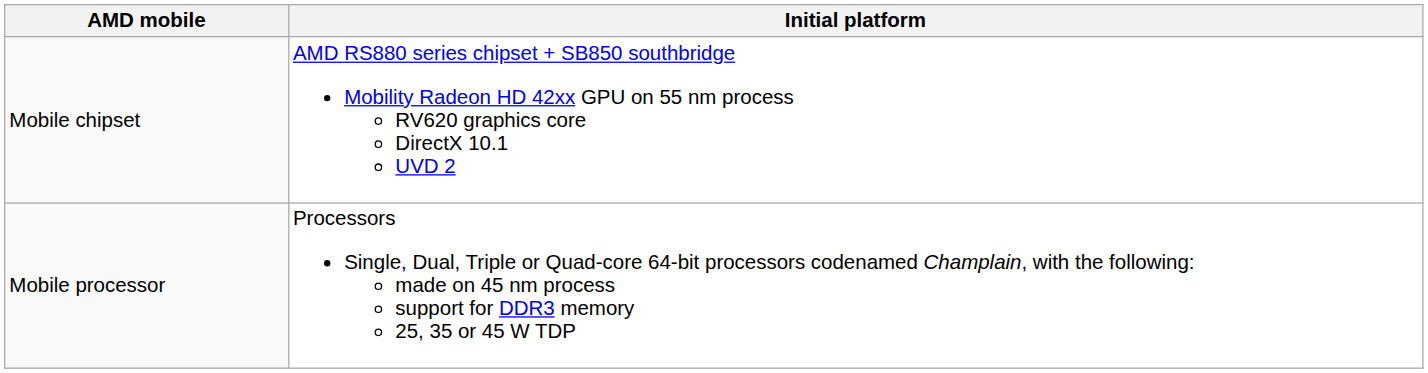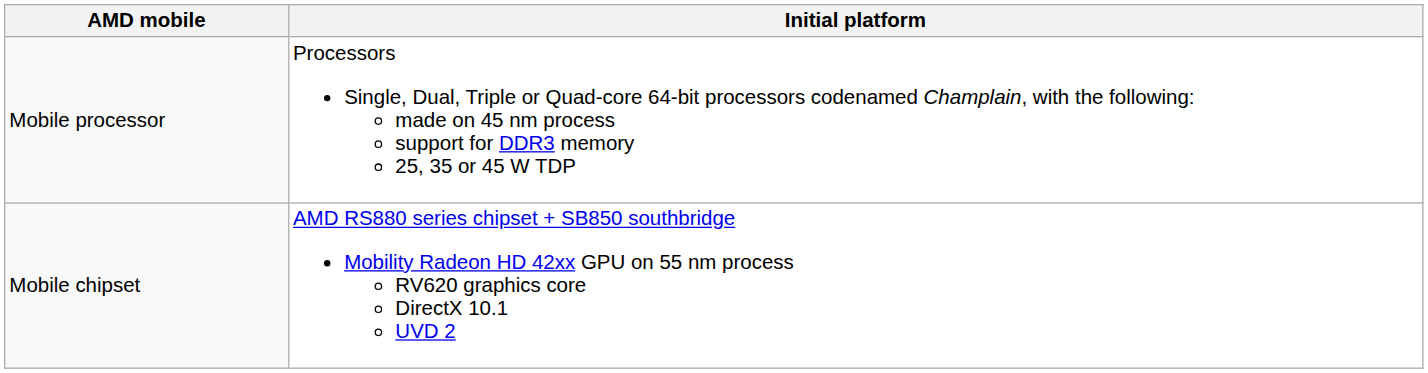rows swapped: (87, 285) <-> (75, 119)
